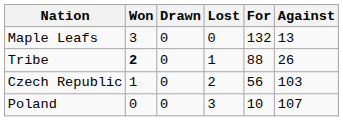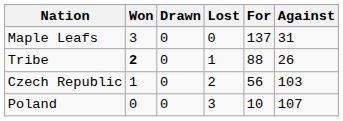(259, 38) 132 -> (259, 38) 137
(286, 38) 13 -> (286, 38) 31
